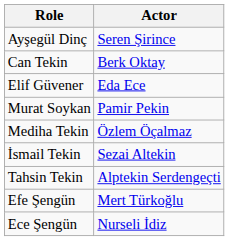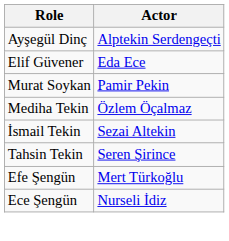(136, 39) Seren Şirince -> (159, 39) Alptekin Serdengeçti
- row: (38, 62)
(159, 177) Alptekin Serdengeçti -> (136, 154) Seren Şirince
